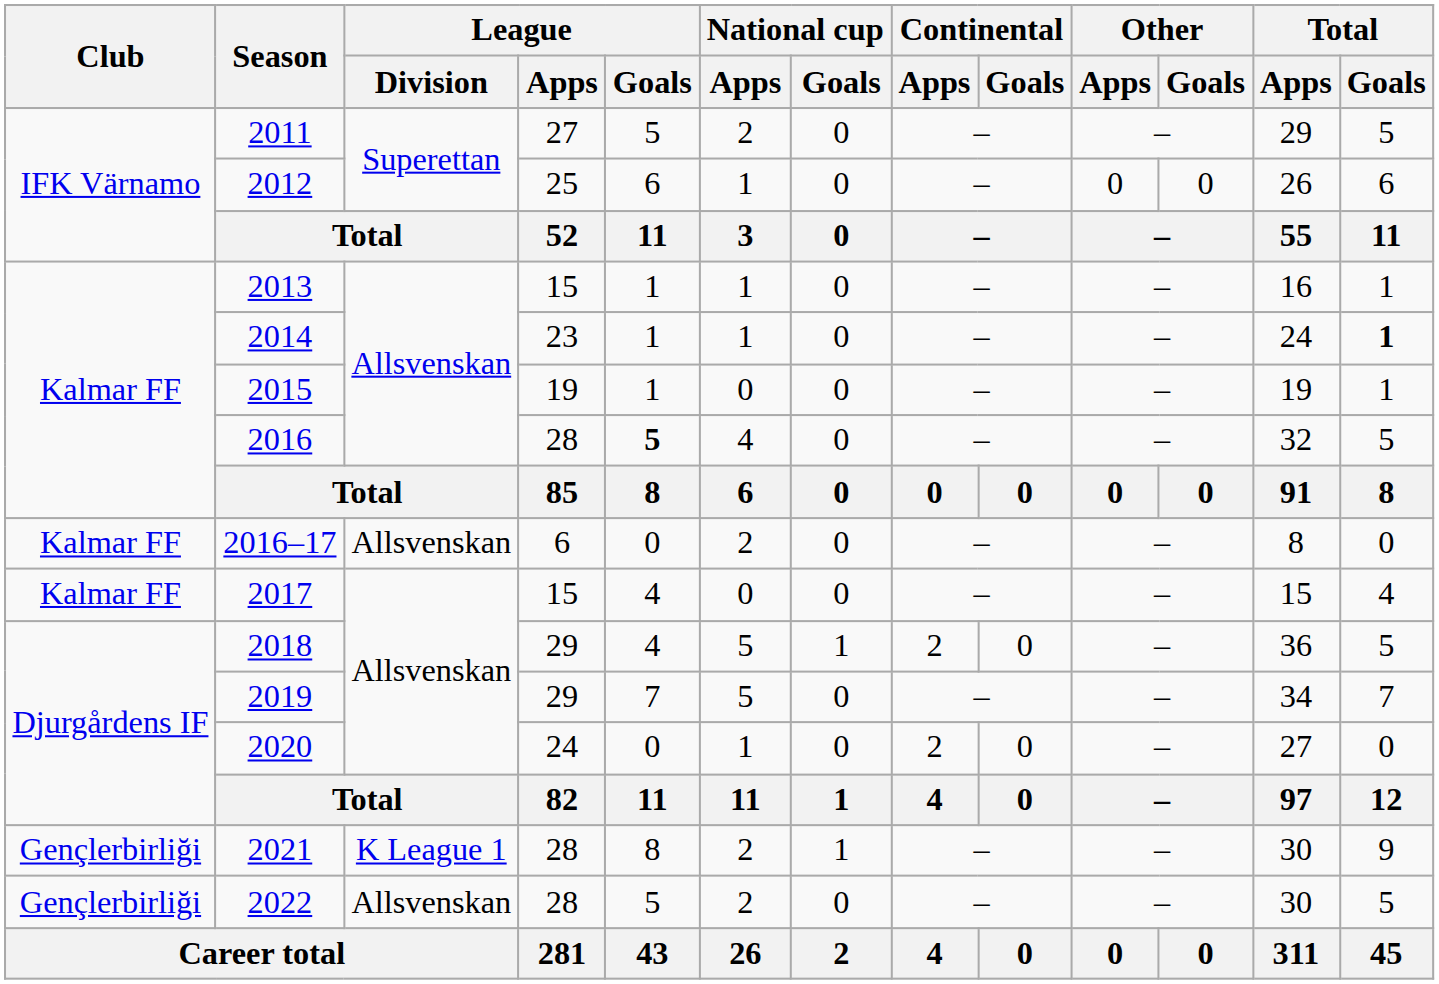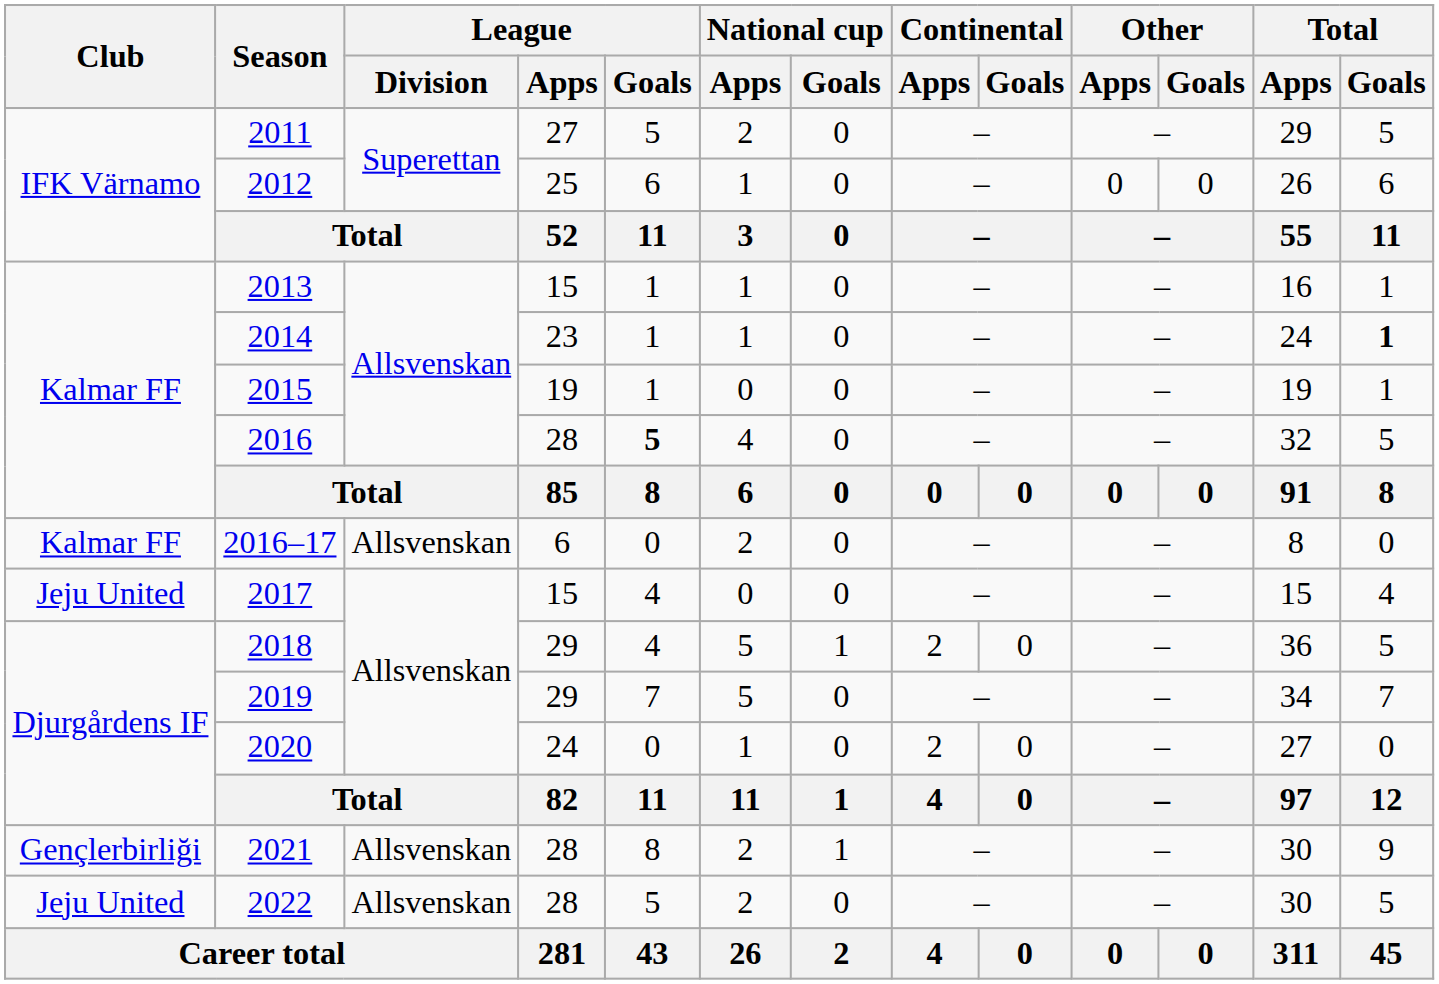(110, 593) Kalmar FF -> (110, 593) Jeju United
(431, 850) K League 1 -> (431, 850) Allsvenskan
(110, 901) Gençlerbirliği -> (110, 901) Jeju United
